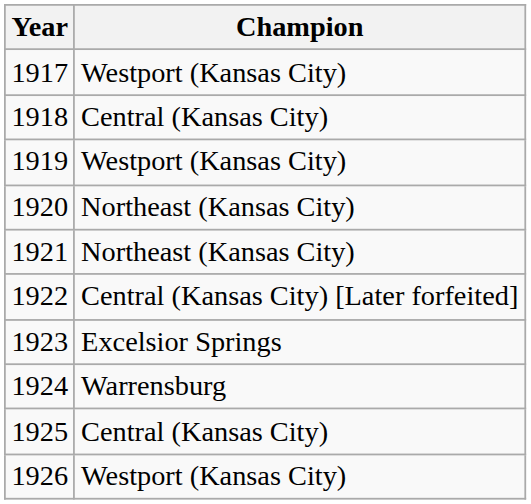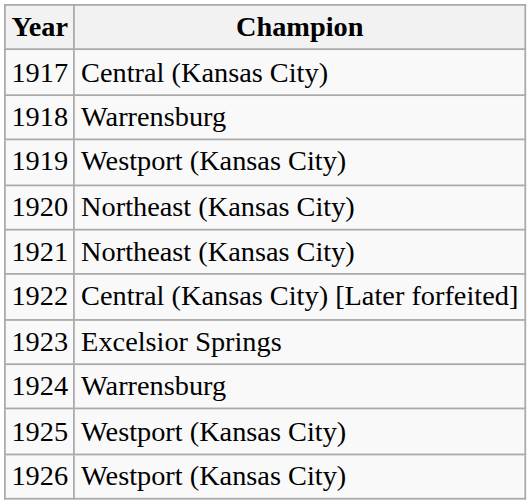(214, 71) Westport (Kansas City) -> (205, 71) Central (Kansas City)
(205, 116) Central (Kansas City) -> (154, 116) Warrensburg
(205, 431) Central (Kansas City) -> (214, 431) Westport (Kansas City)
